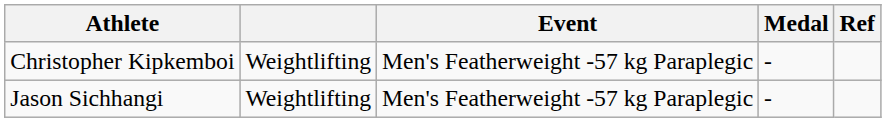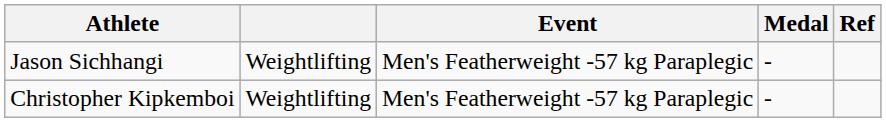rows swapped: (122, 60) <-> (87, 98)
